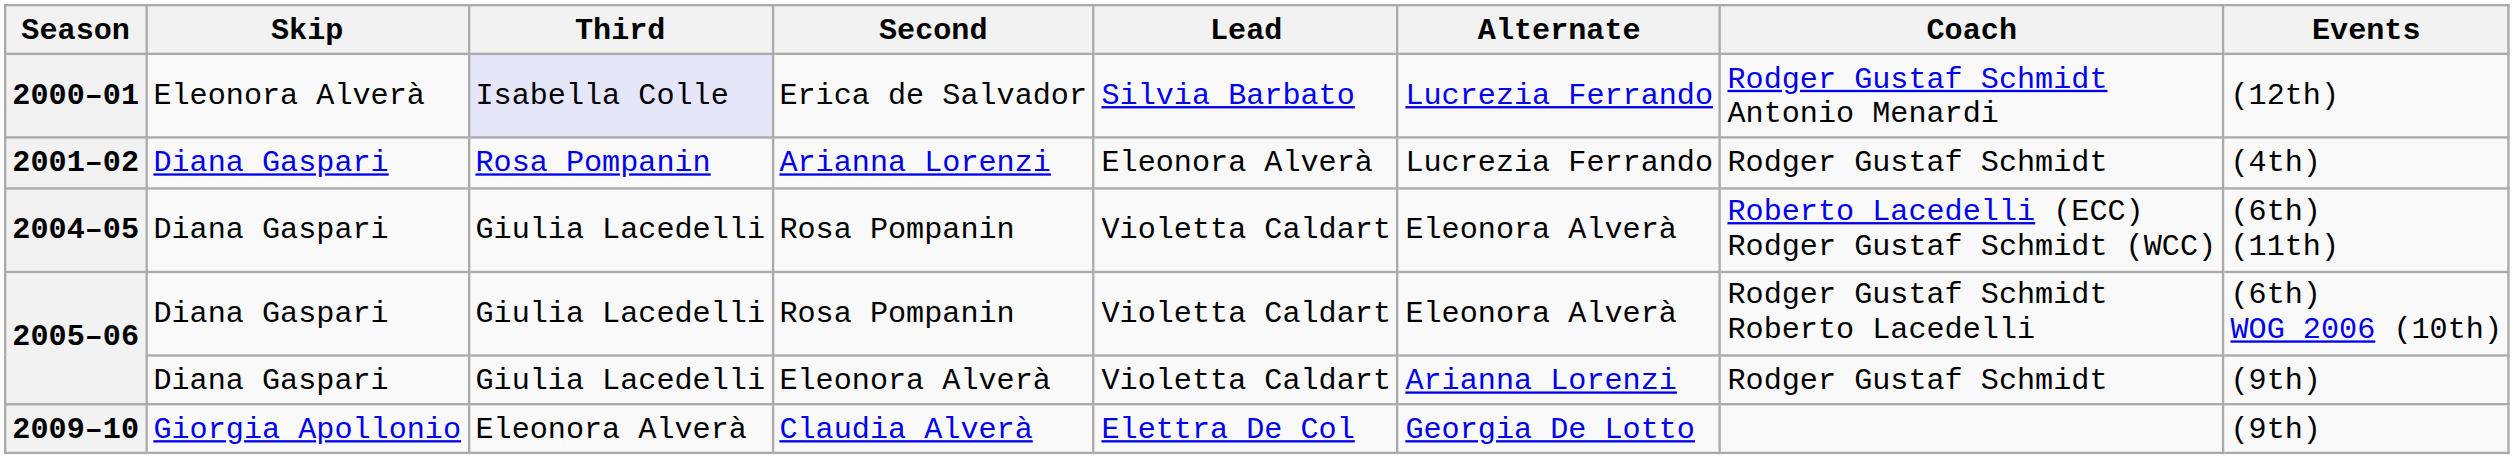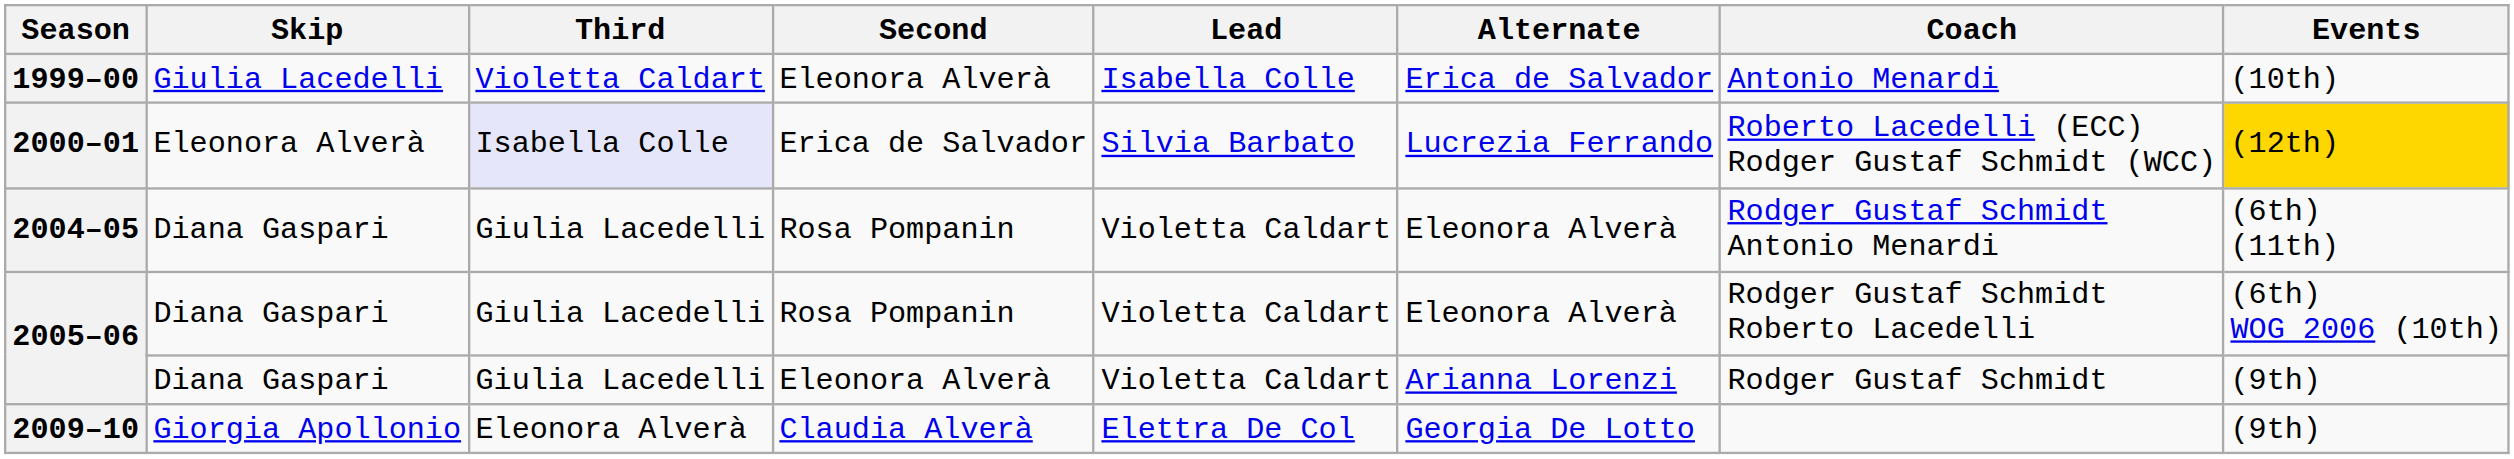+ row: (76, 79)
(1917, 96) Rodger Gustaf Schmidt Antonio Menardi -> (1972, 145) Roberto Lacedelli (ECC) Rodger Gustaf Schmidt (WCC)
(2285, 96) no background -> (2285, 145) gold background
- row: (76, 163)
(1972, 229) Roberto Lacedelli (ECC) Rodger Gustaf Schmidt (WCC) -> (1917, 229) Rodger Gustaf Schmidt Antonio Menardi
